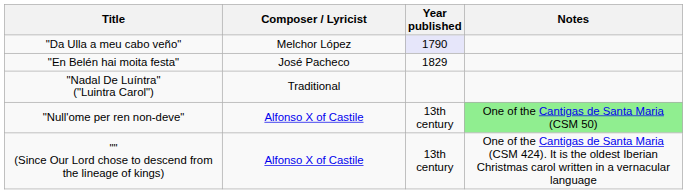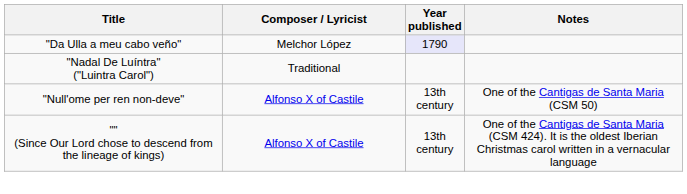- row: (113, 62)
(573, 117) lightgreen background -> (573, 99) no background
